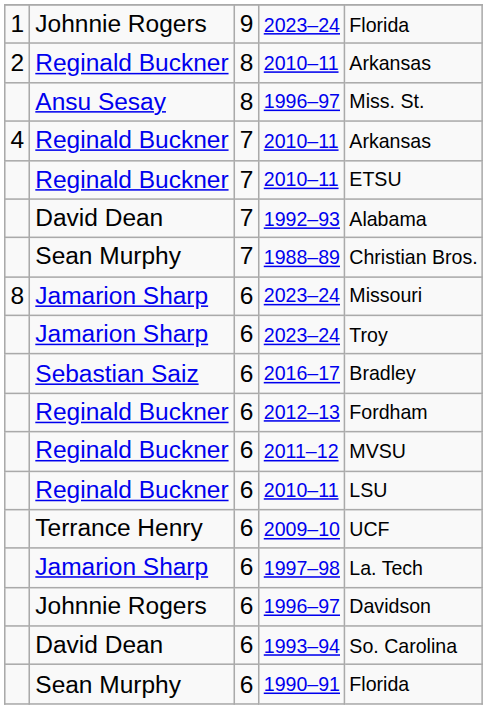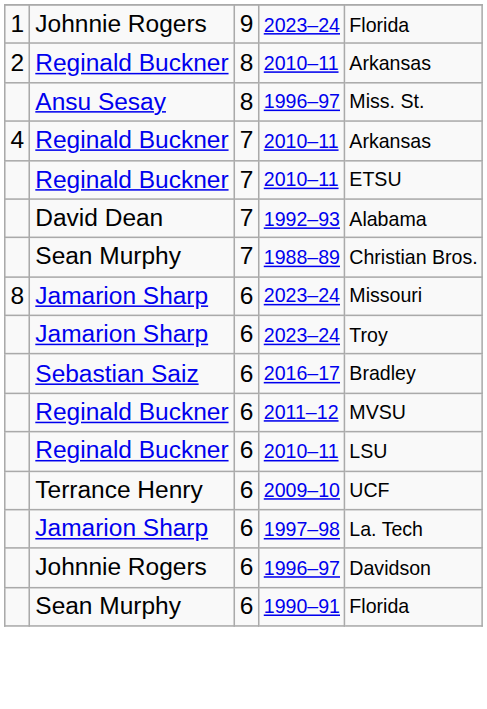- row: (17, 412)
- row: (17, 645)
